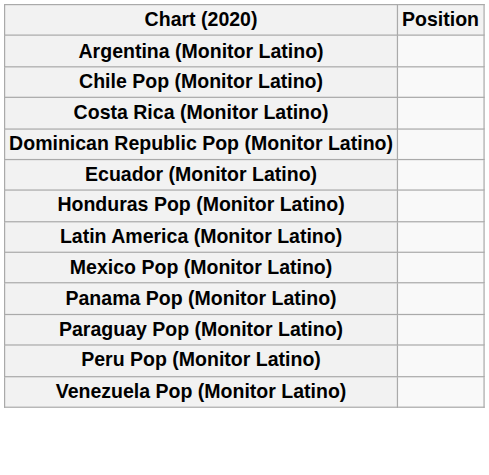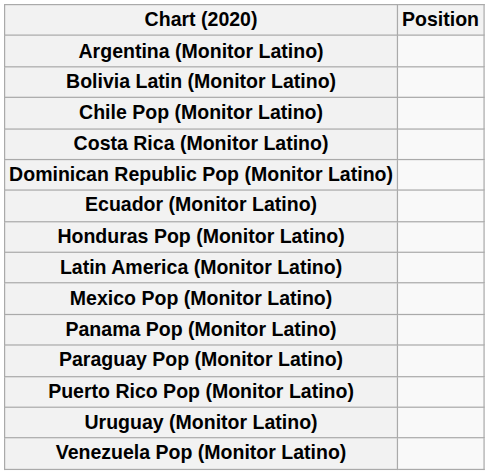+ row: (201, 81)
- row: (201, 360)
+ row: (201, 391)
+ row: (201, 422)
